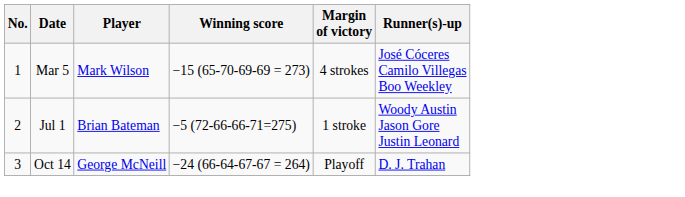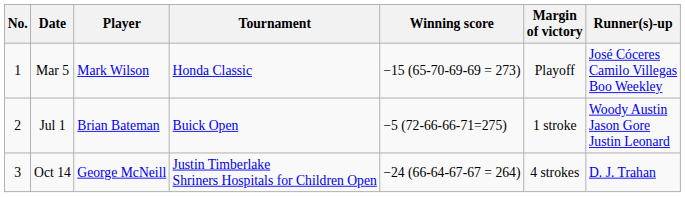+ column: (275, 24)
(344, 70) 4 strokes -> (555, 70) Playoff
(344, 164) Playoff -> (555, 172) 4 strokes
